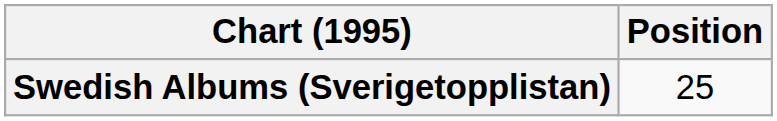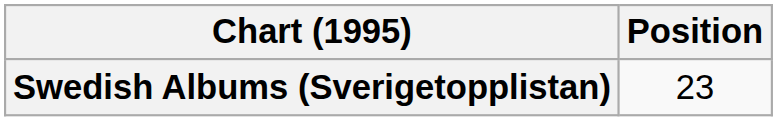(695, 86) 25 -> (695, 86) 23
